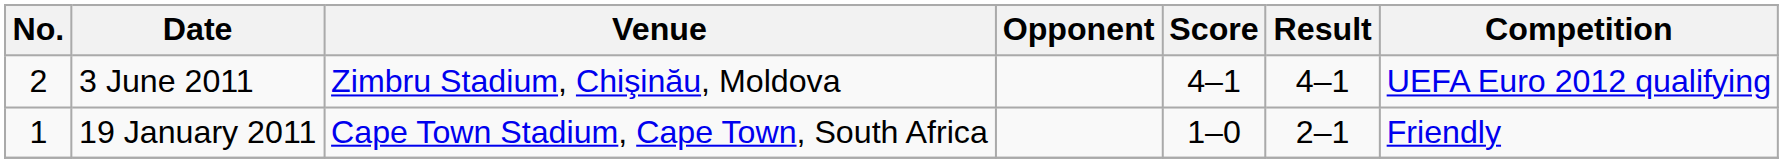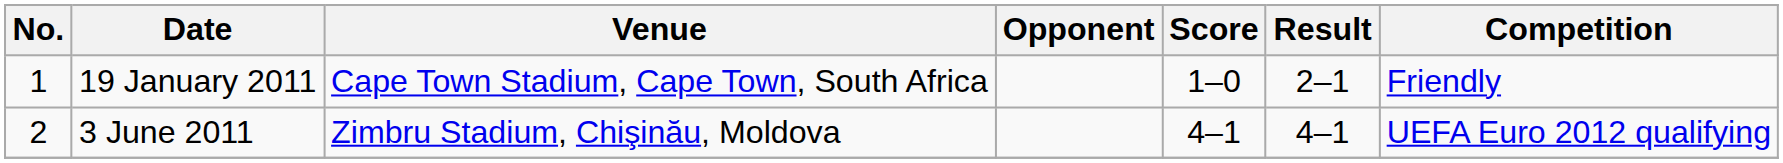rows swapped: (198, 132) <-> (166, 81)
